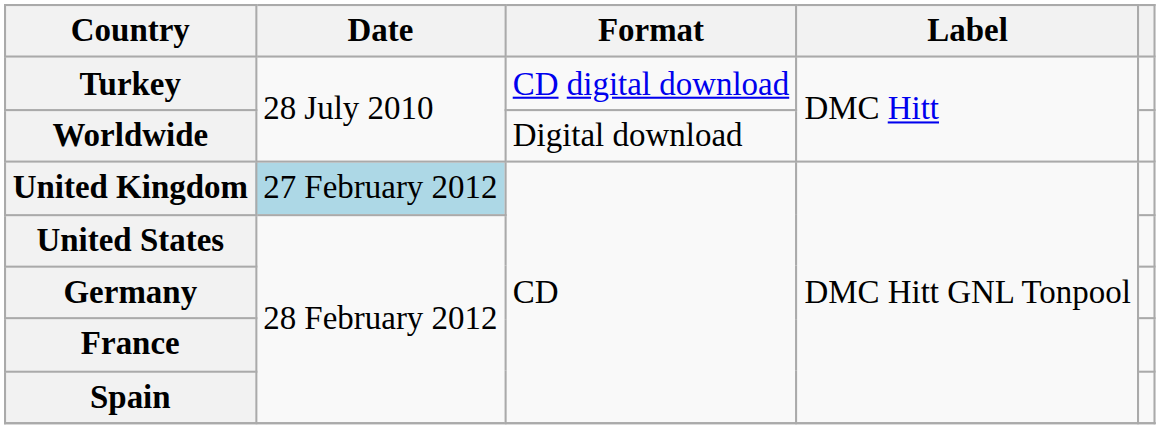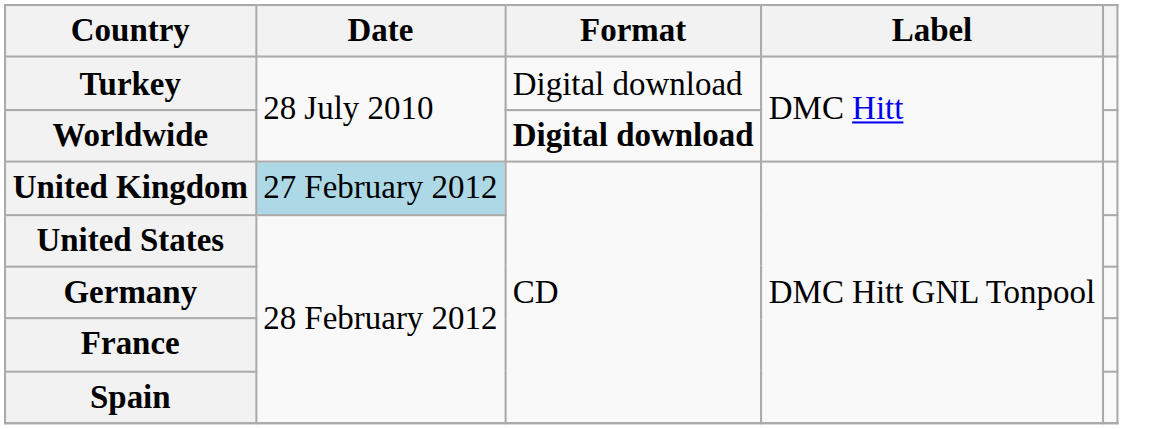(651, 82) CD digital download -> (628, 82) Digital download
(628, 135) normal -> (633, 135) bold
